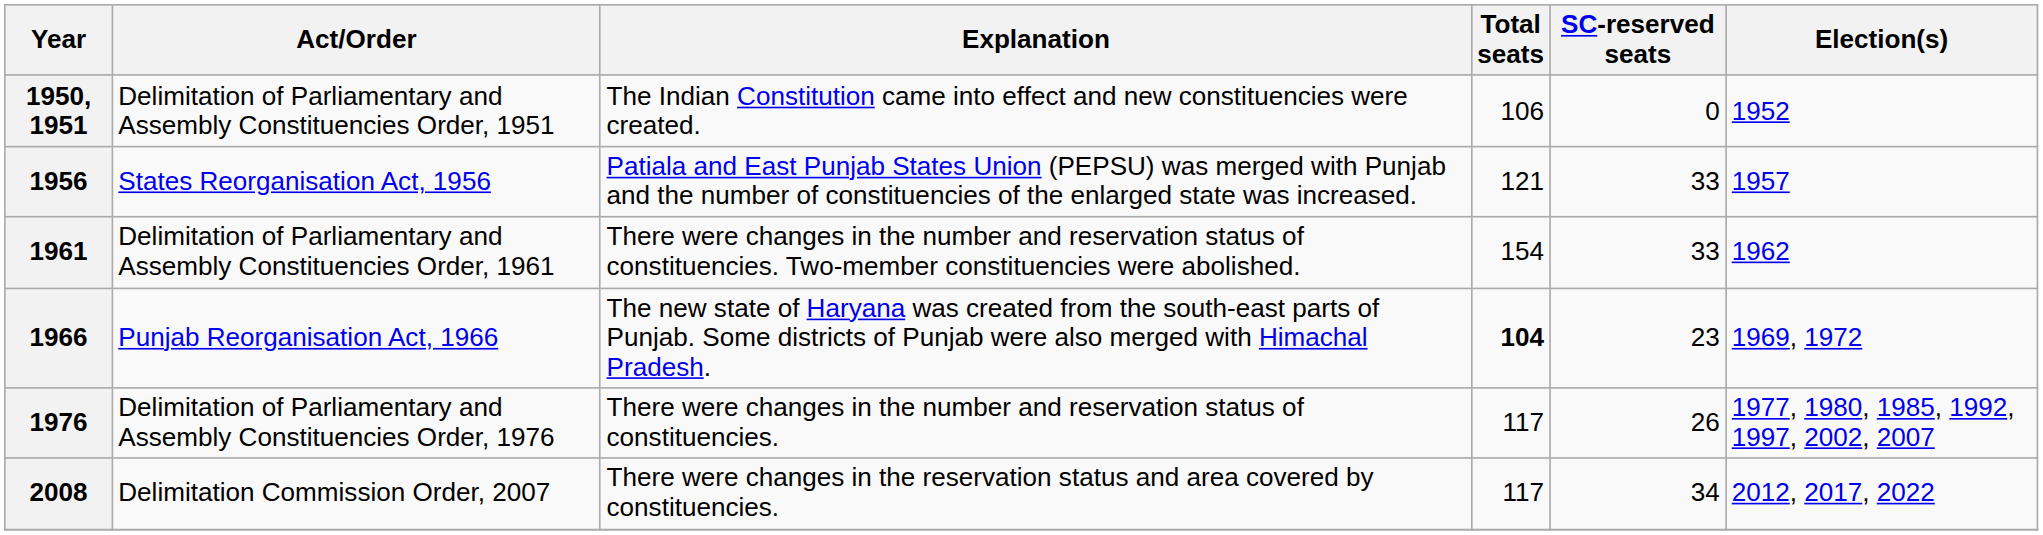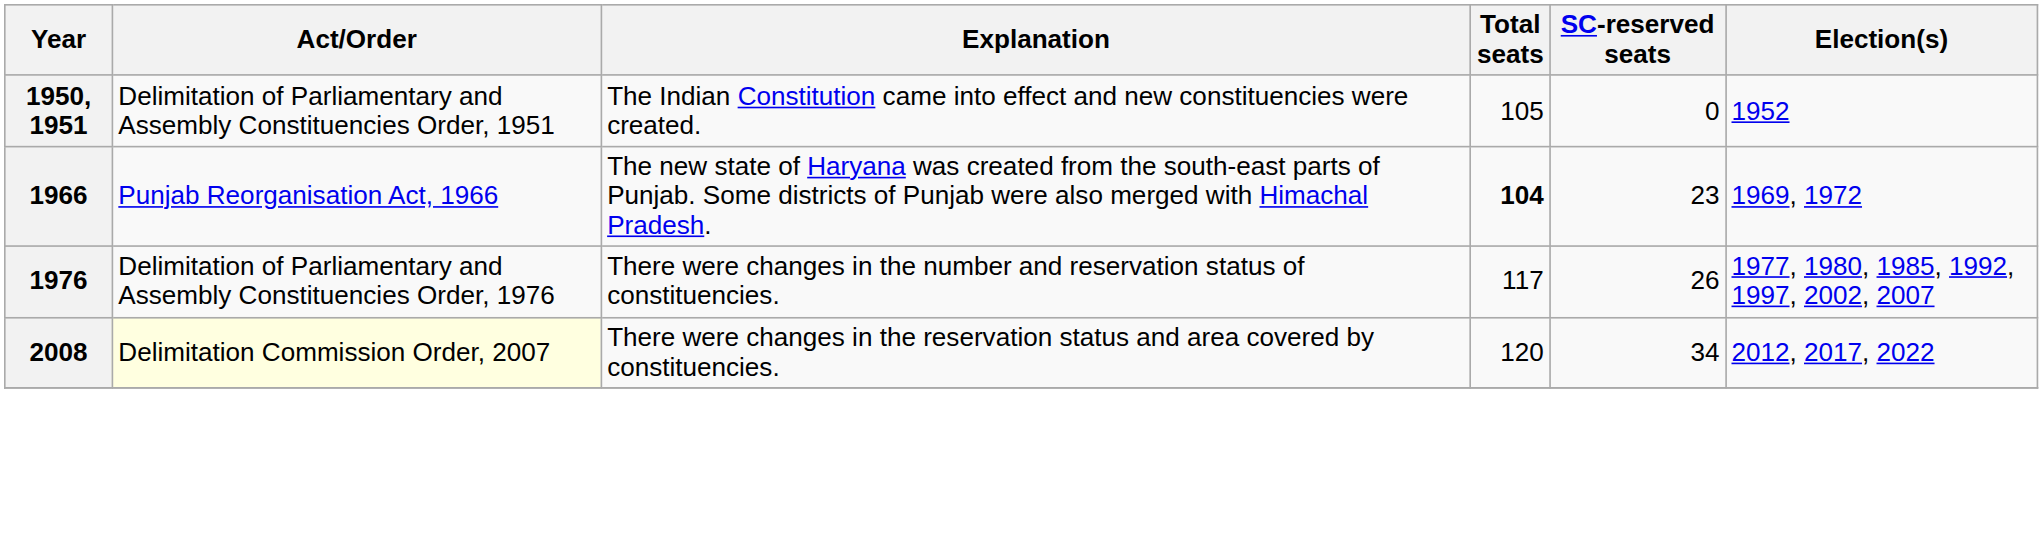(1522, 110) 106 -> (1522, 110) 105
- row: (59, 181)
- row: (59, 251)
(334, 493) no background -> (334, 351) lightyellow background
(1523, 493) 117 -> (1522, 351) 120
